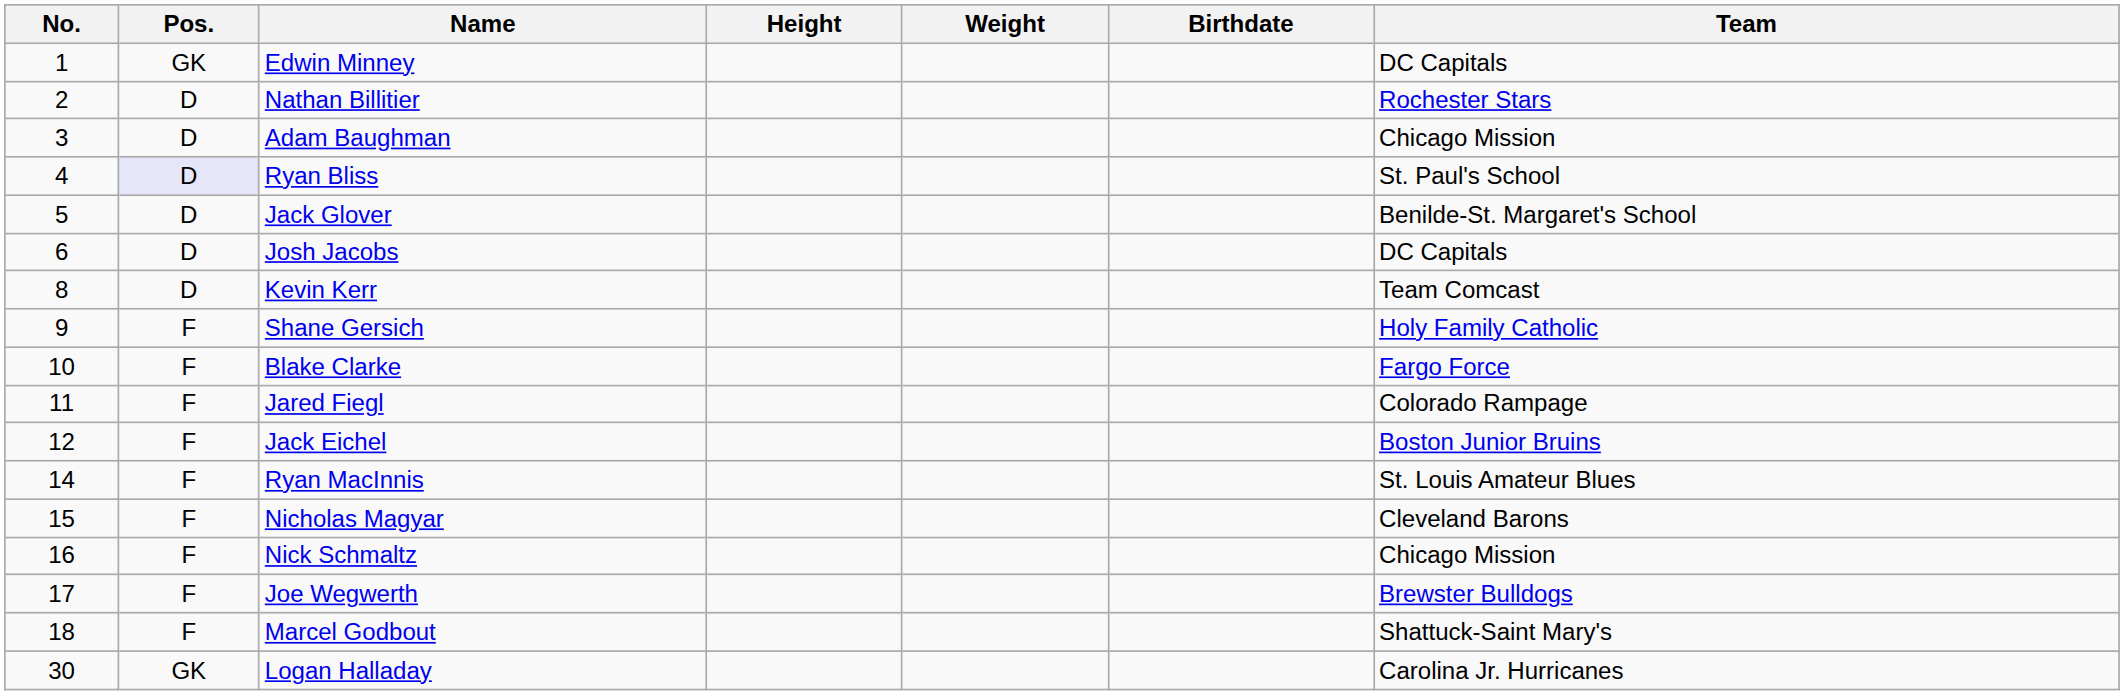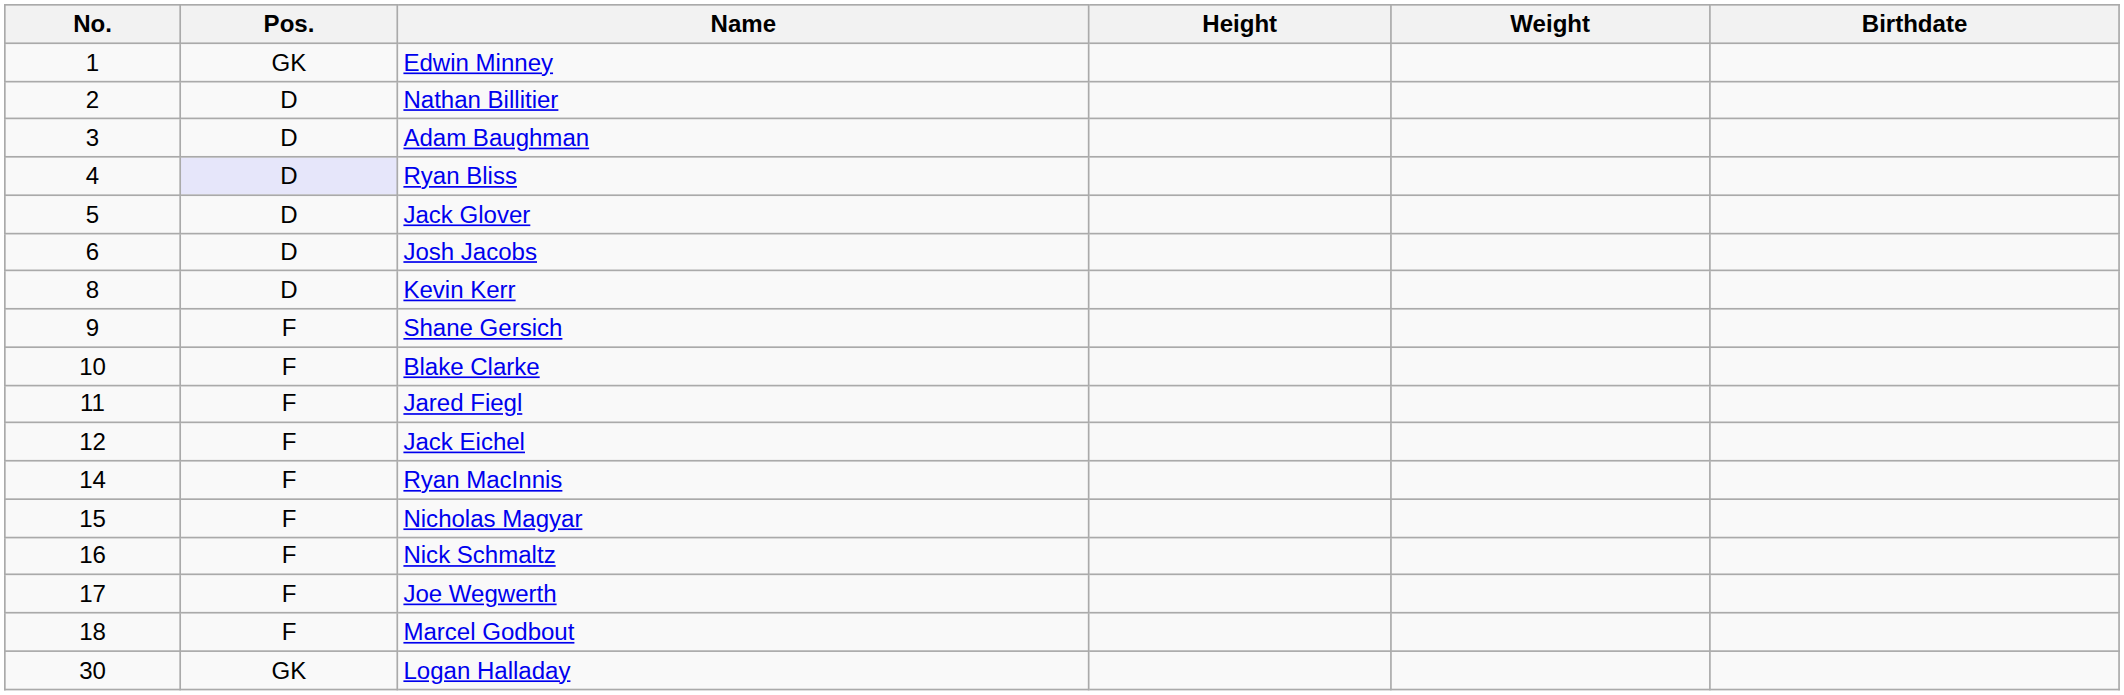- column: (1746, 24)
